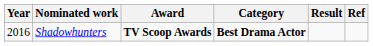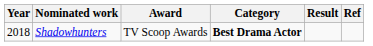(19, 31) 2016 -> (19, 31) 2018
(168, 31) bold -> (165, 31) normal
